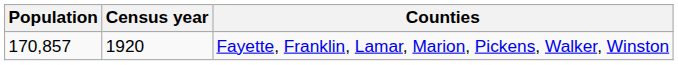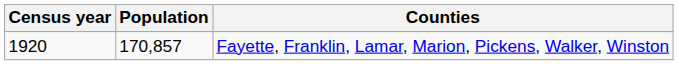columns swapped: (157, 18) <-> (53, 18)
